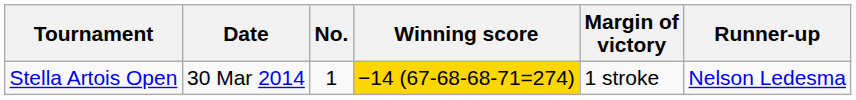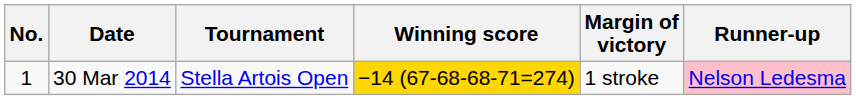columns swapped: (331, 33) <-> (93, 33)
(767, 78) no background -> (767, 78) pink background
